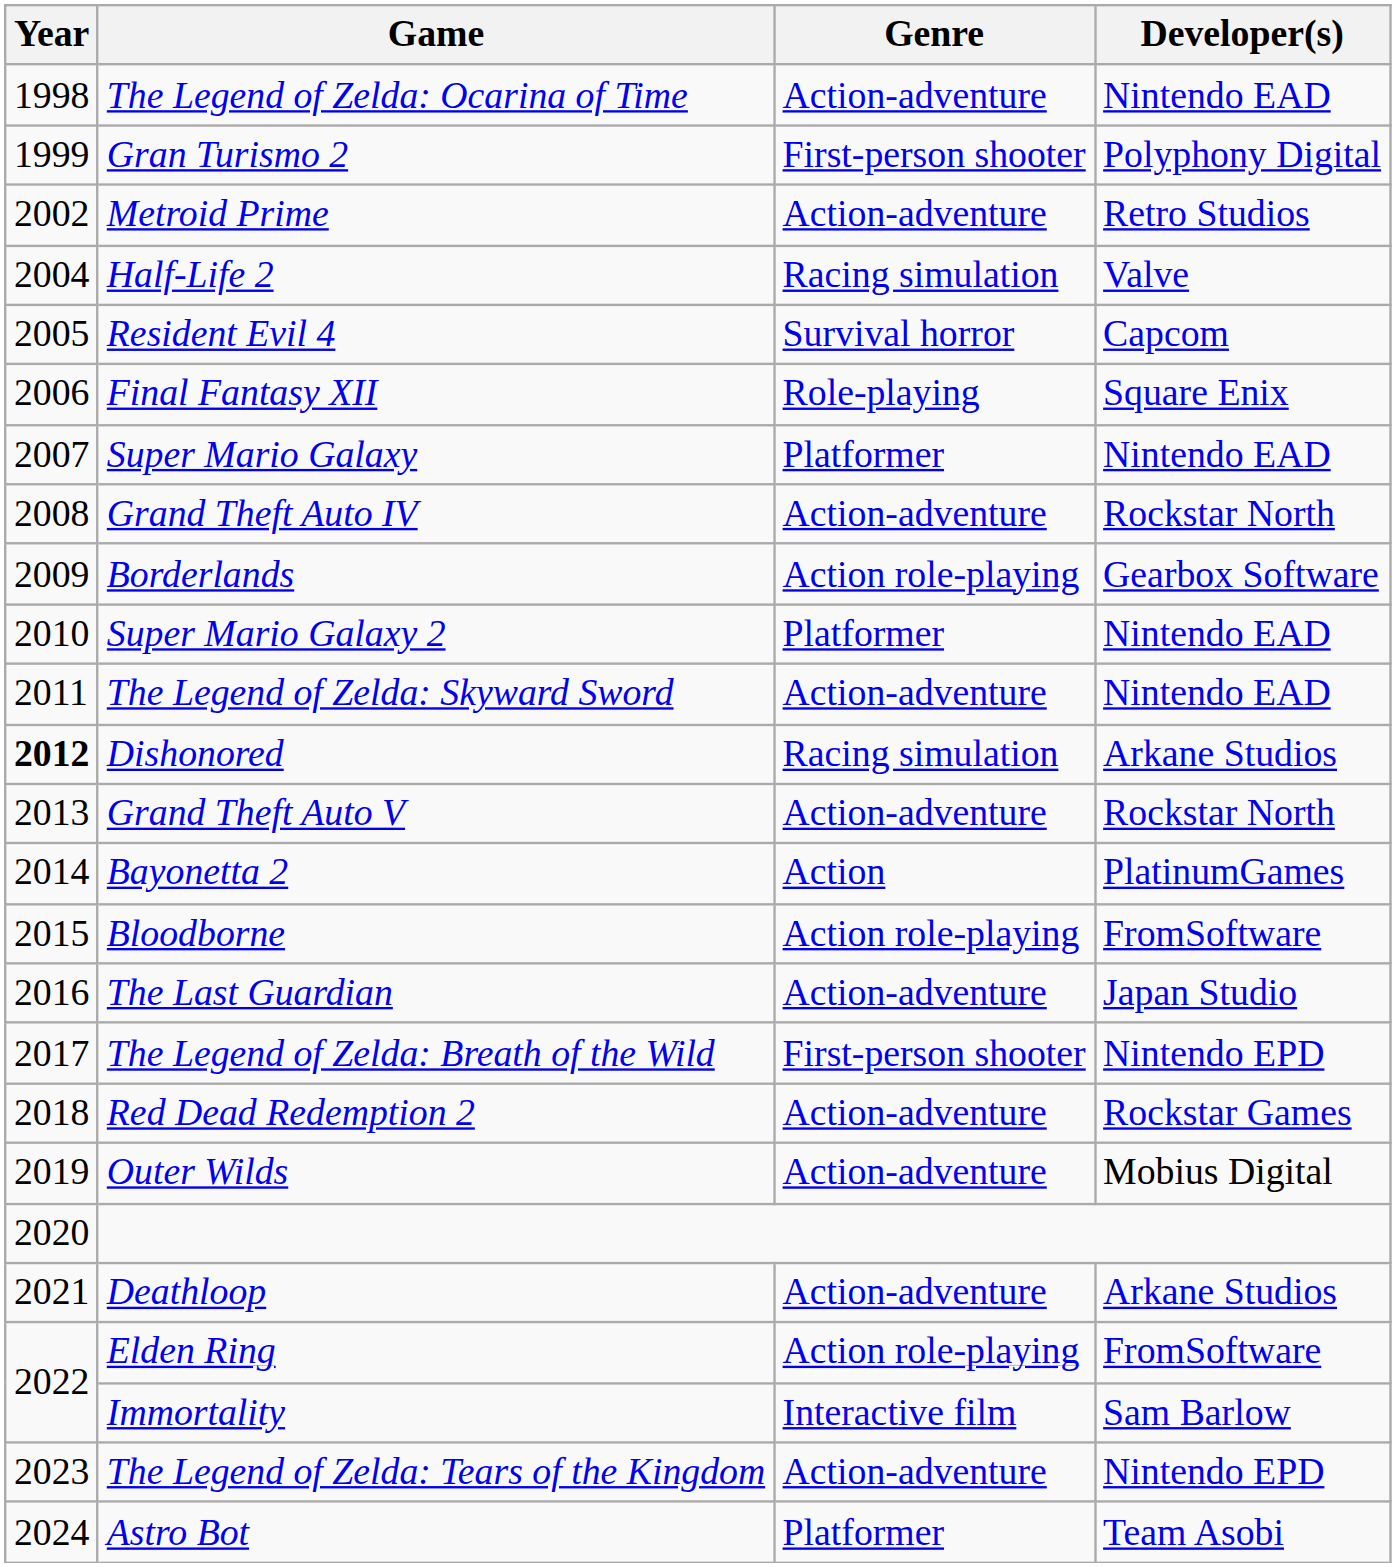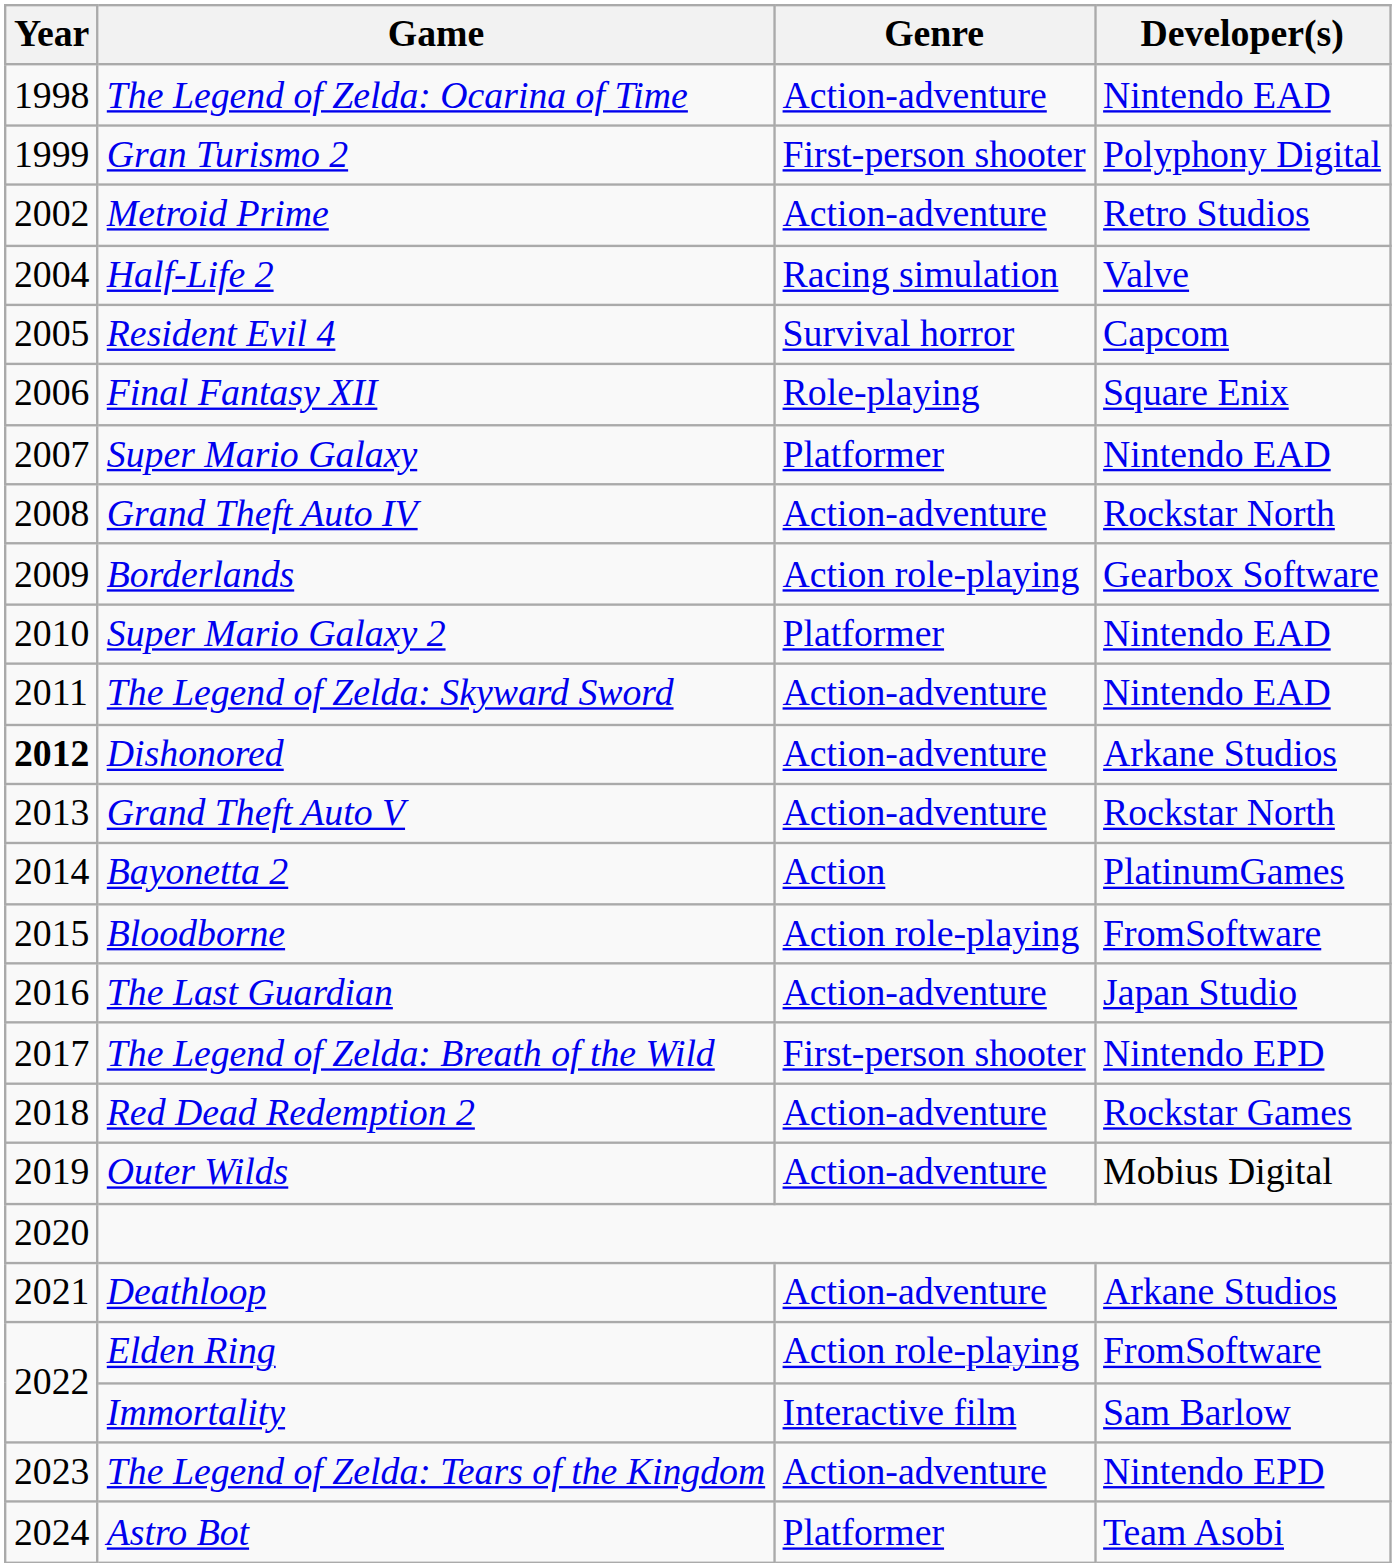(920, 753) Racing simulation -> (915, 753) Action-adventure
